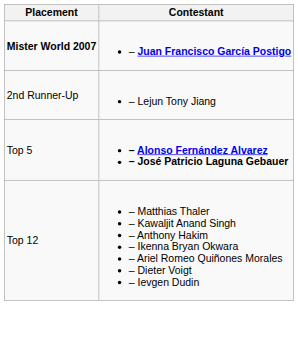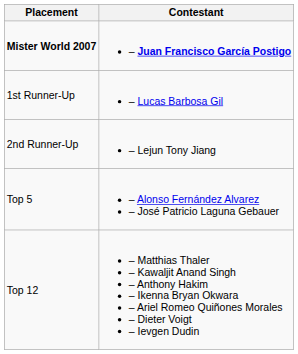+ row: (41, 95)
(196, 156) bold -> (196, 205) normal
